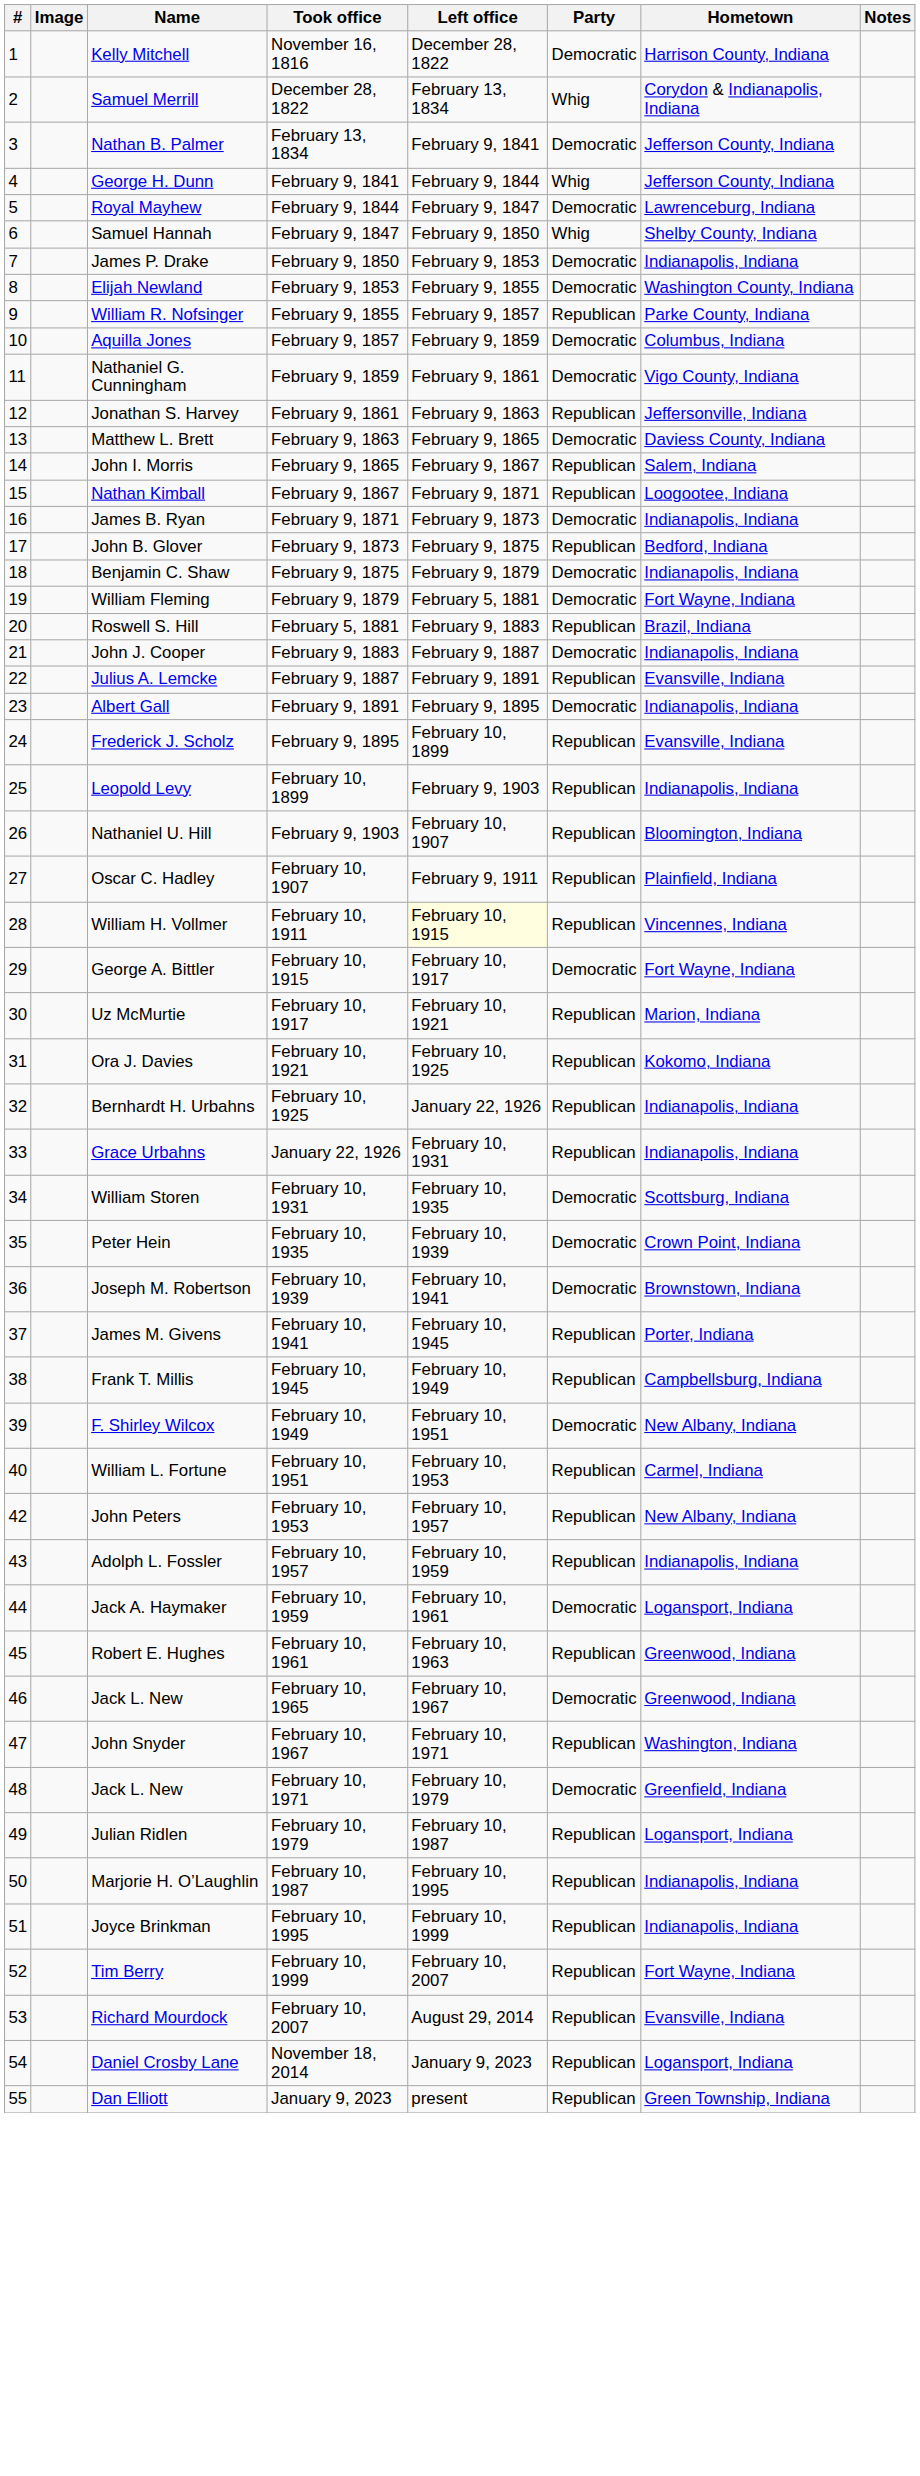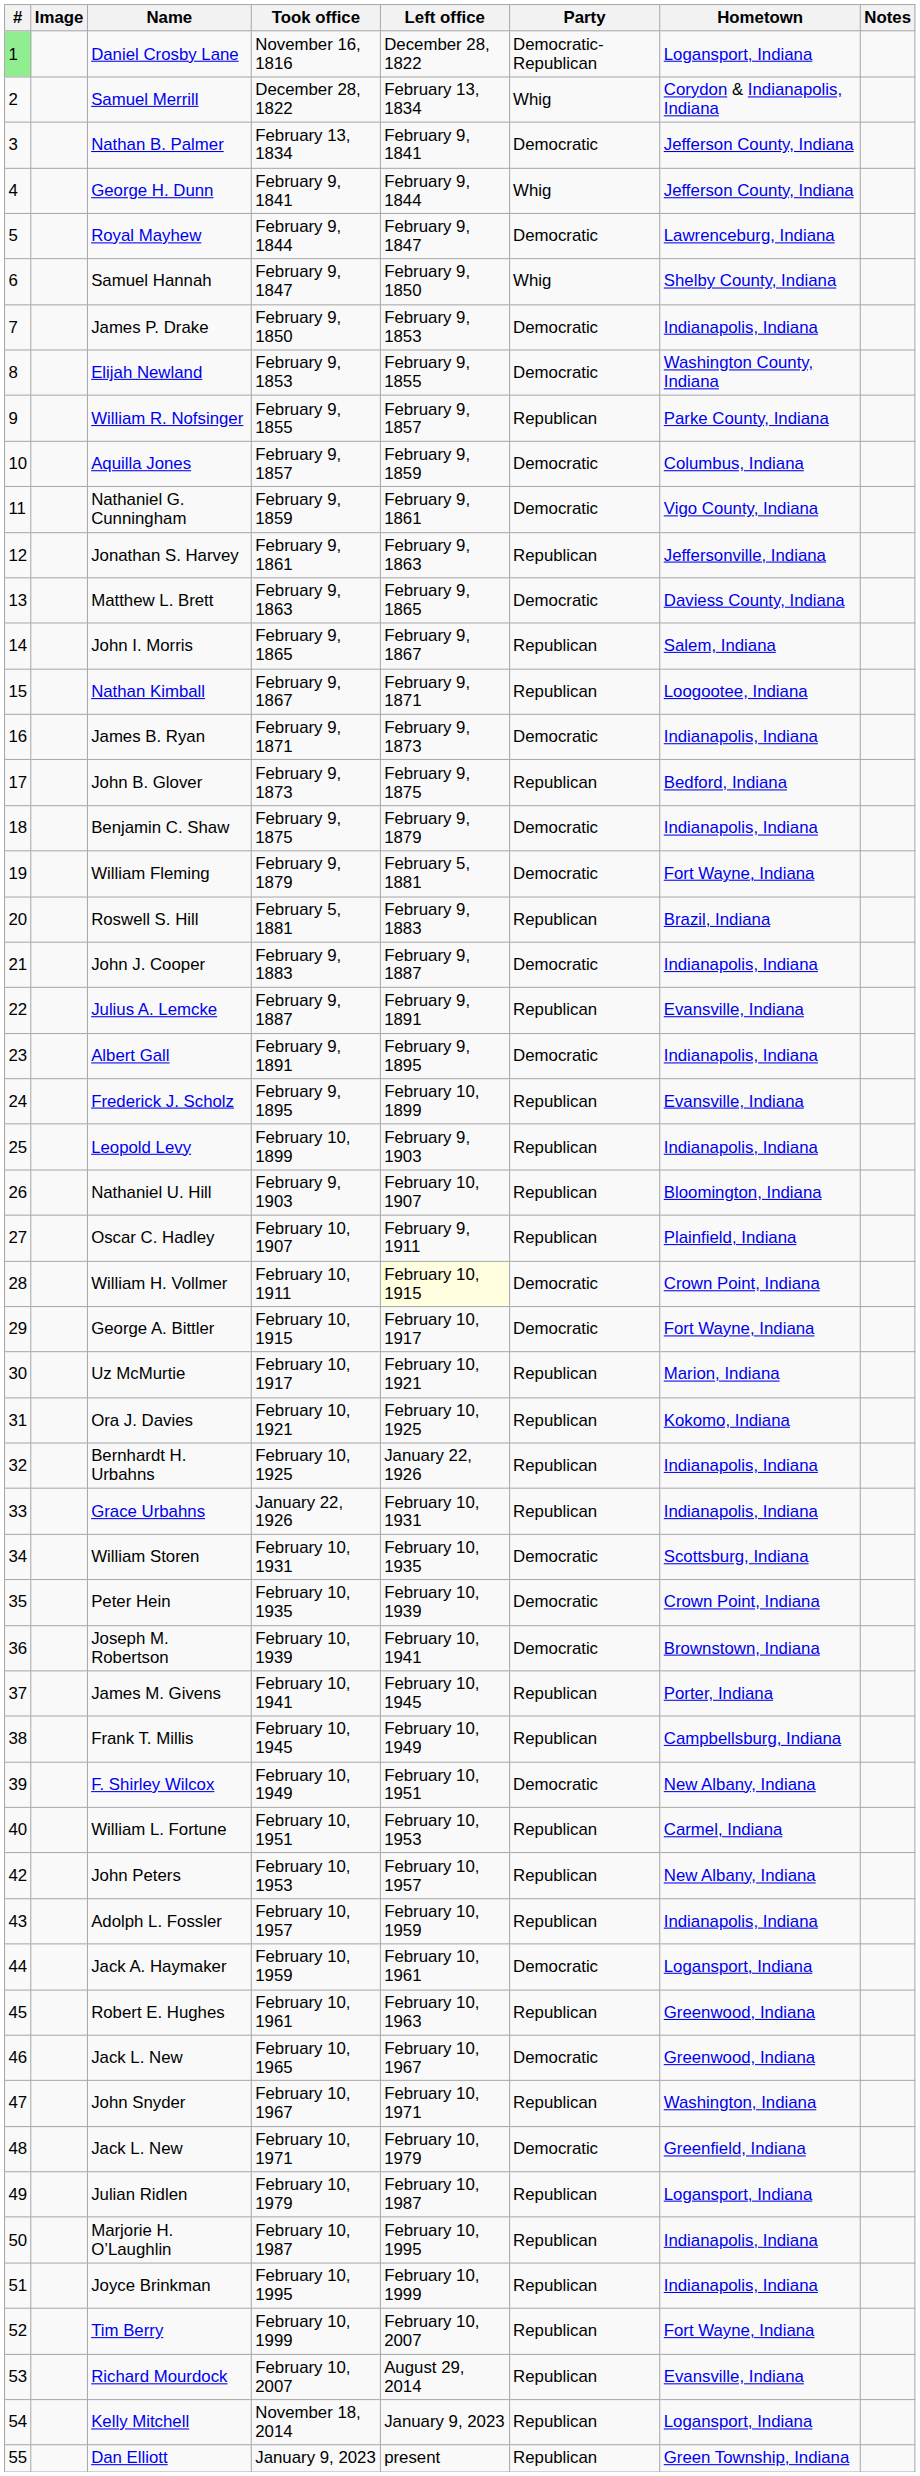(13, 53) no background -> (13, 53) lightgreen background
(140, 53) Kelly Mitchell -> (165, 53) Daniel Crosby Lane
(594, 53) Democratic -> (558, 53) Democratic-Republican
(737, 53) Harrison County, Indiana -> (738, 53) Logansport, Indiana
(594, 924) Republican -> (556, 1283) Democratic
(716, 924) Vincennes, Indiana -> (742, 1283) Crown Point, Indiana
(165, 2063) Daniel Crosby Lane -> (140, 2422) Kelly Mitchell
